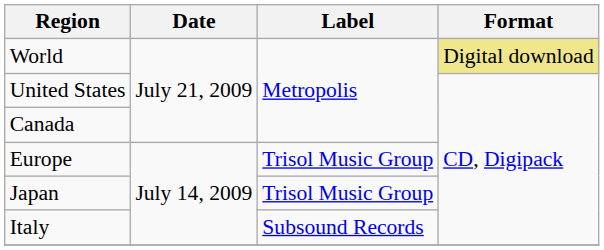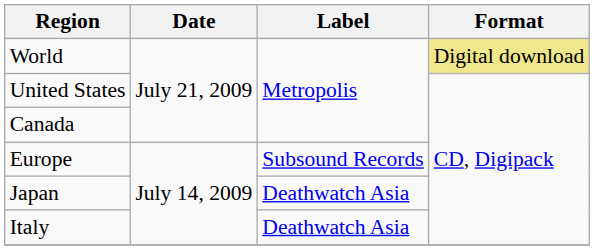(348, 158) Trisol Music Group -> (343, 158) Subsound Records
(348, 192) Trisol Music Group -> (336, 192) Deathwatch Asia
(343, 227) Subsound Records -> (336, 227) Deathwatch Asia
